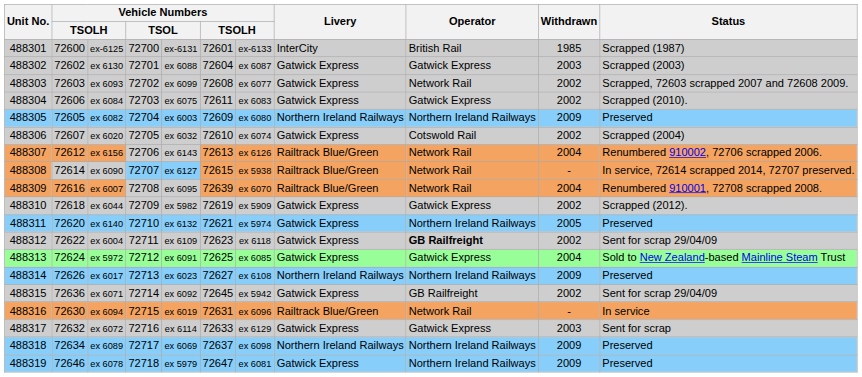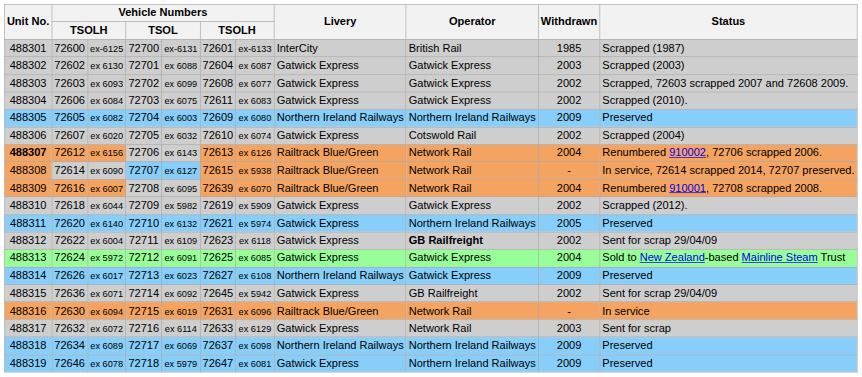(440, 83) Network Rail -> (450, 83) Gatwick Express
(28, 153) normal -> (28, 153) bold
(472, 275) Northern Ireland Railways -> (450, 275) Gatwick Express
(450, 328) Gatwick Express -> (440, 328) Network Rail
